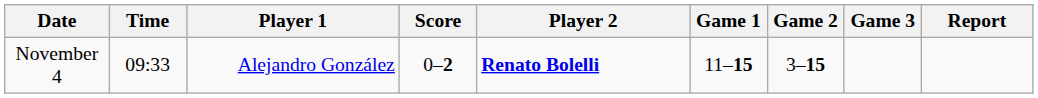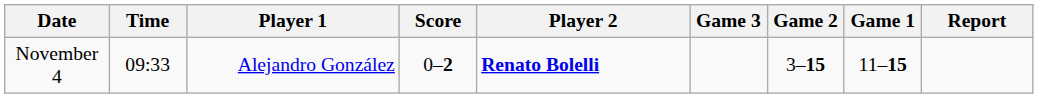columns swapped: (728, 21) <-> (883, 21)
